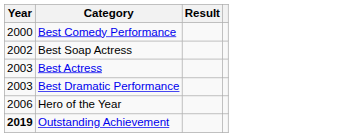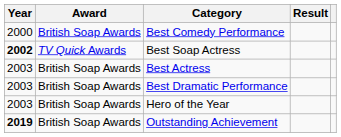+ column: (89, 13)
(20, 50) normal -> (20, 50) bold
(20, 104) 2006 -> (20, 104) 2003
